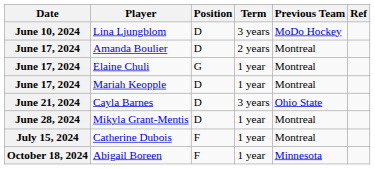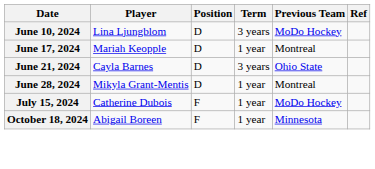- row: (130, 48)
- row: (121, 66)
(295, 137) Montreal -> (308, 102) MoDo Hockey
